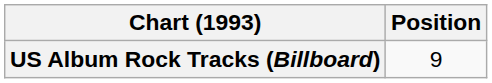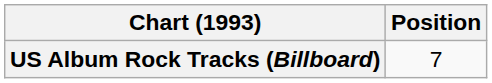(436, 58) 9 -> (436, 58) 7
